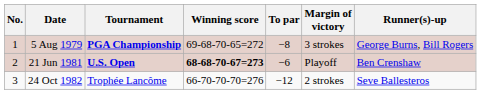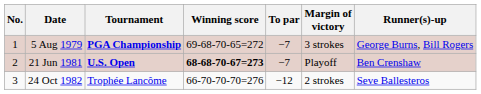(284, 44) −8 -> (284, 44) −7
(284, 62) −6 -> (284, 62) −7
